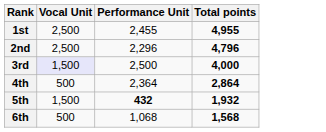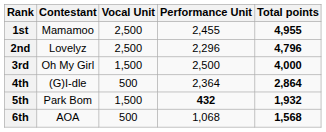+ column: (68, 13)
(66, 65) lavender background -> (128, 65) no background
